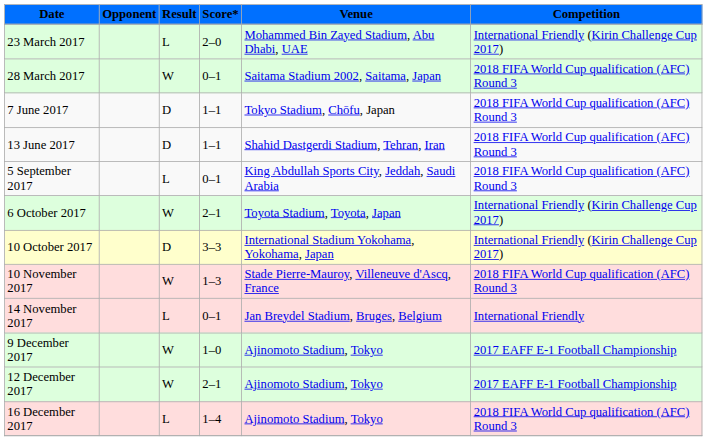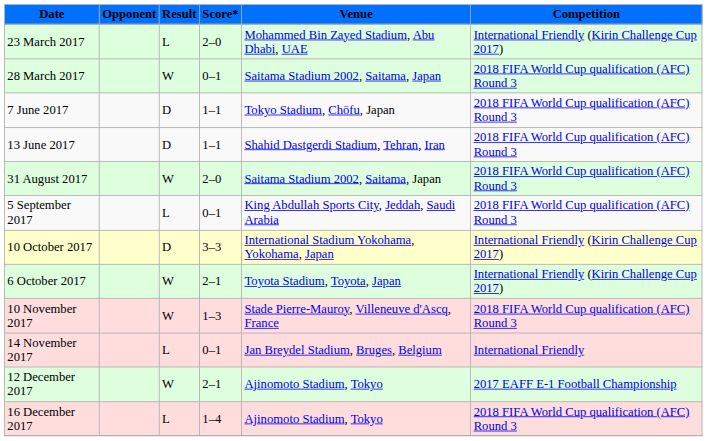+ row: (47, 178)
rows swapped: (47, 213) <-> (50, 247)
- row: (38, 350)
